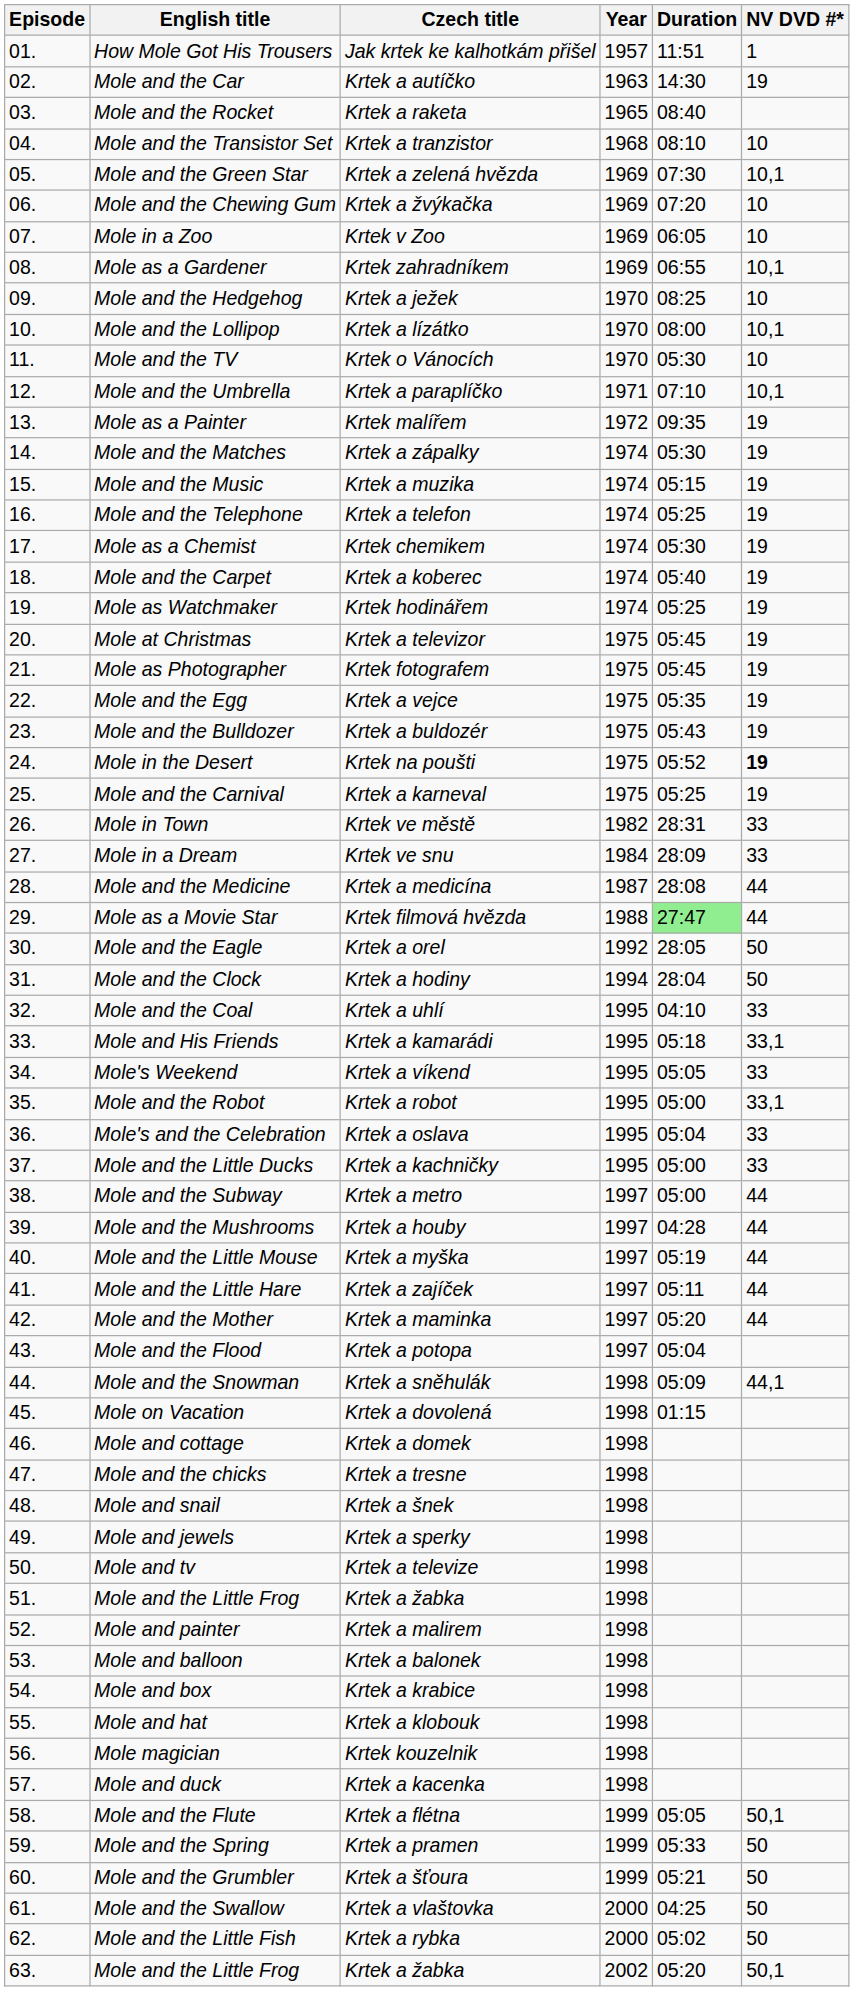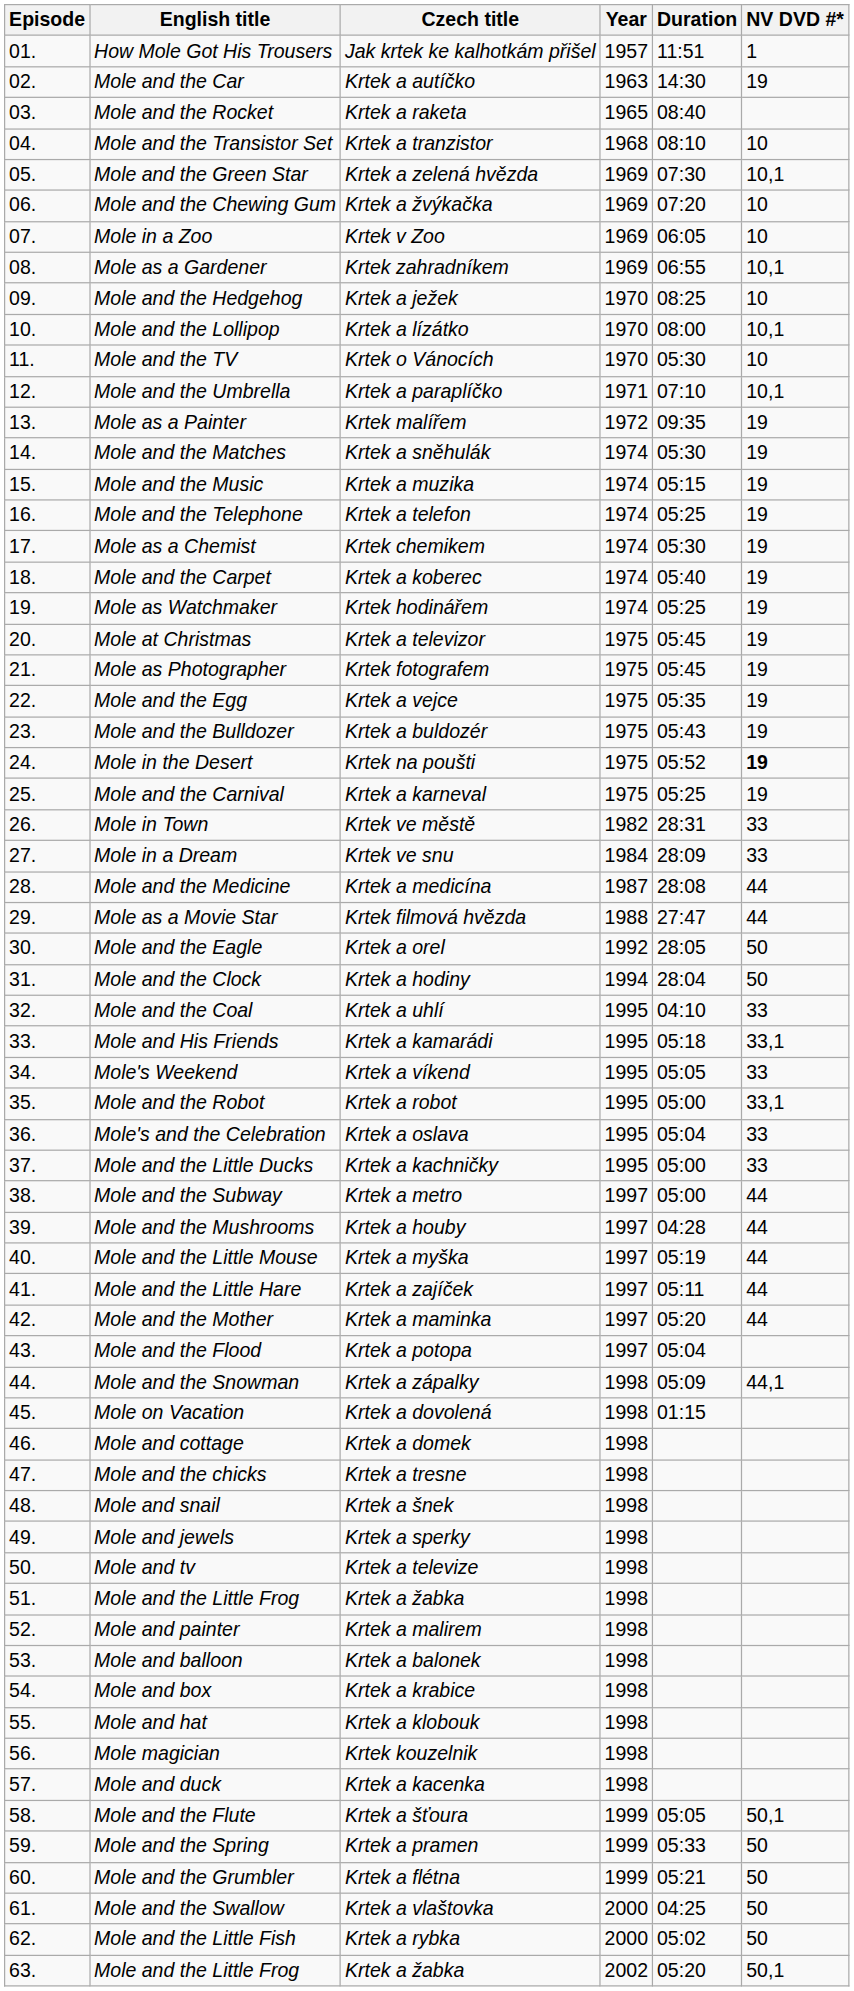(412, 453) Krtek a zápalky -> (418, 453) Krtek a sněhulák
(681, 917) lightgreen background -> (681, 917) no background
(418, 1382) Krtek a sněhulák -> (412, 1382) Krtek a zápalky
(403, 1815) Krtek a flétna -> (406, 1815) Krtek a šťoura
(406, 1877) Krtek a šťoura -> (403, 1877) Krtek a flétna
